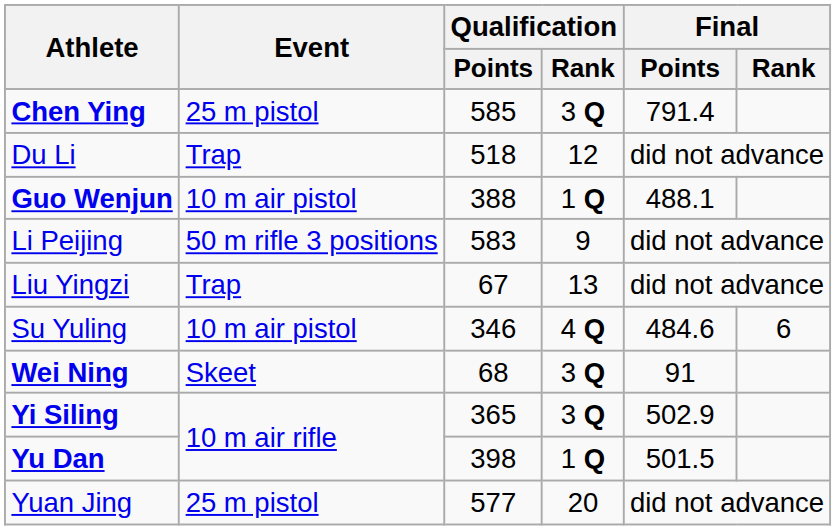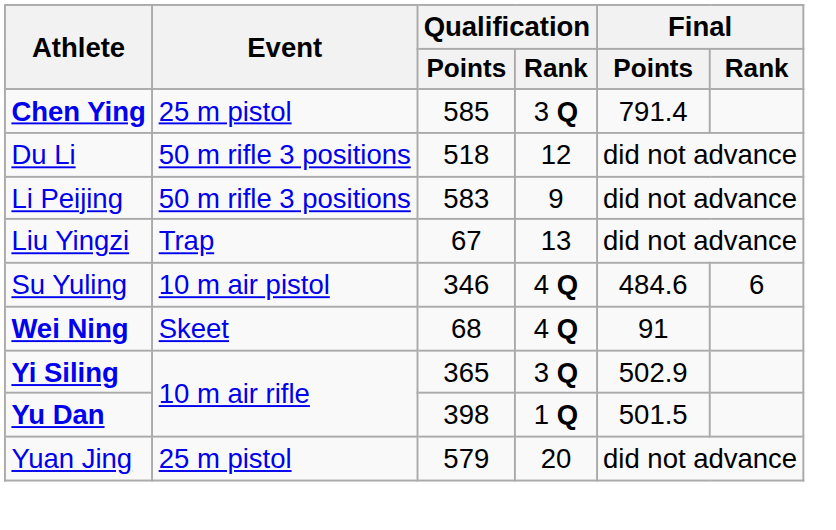(213, 155) Trap -> (285, 155) 50 m rifle 3 positions
- row: (92, 198)
(583, 372) 3 Q -> (556, 329) 4 Q
(493, 503) 577 -> (466, 459) 579
